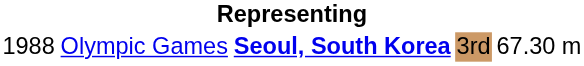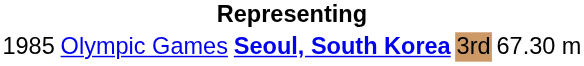(29, 46) 1988 -> (29, 46) 1985
